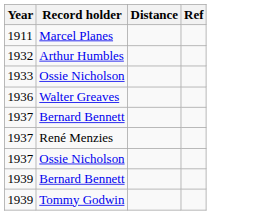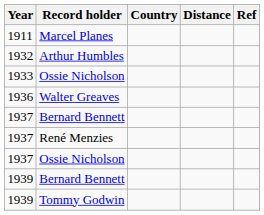+ column: (154, 14)
